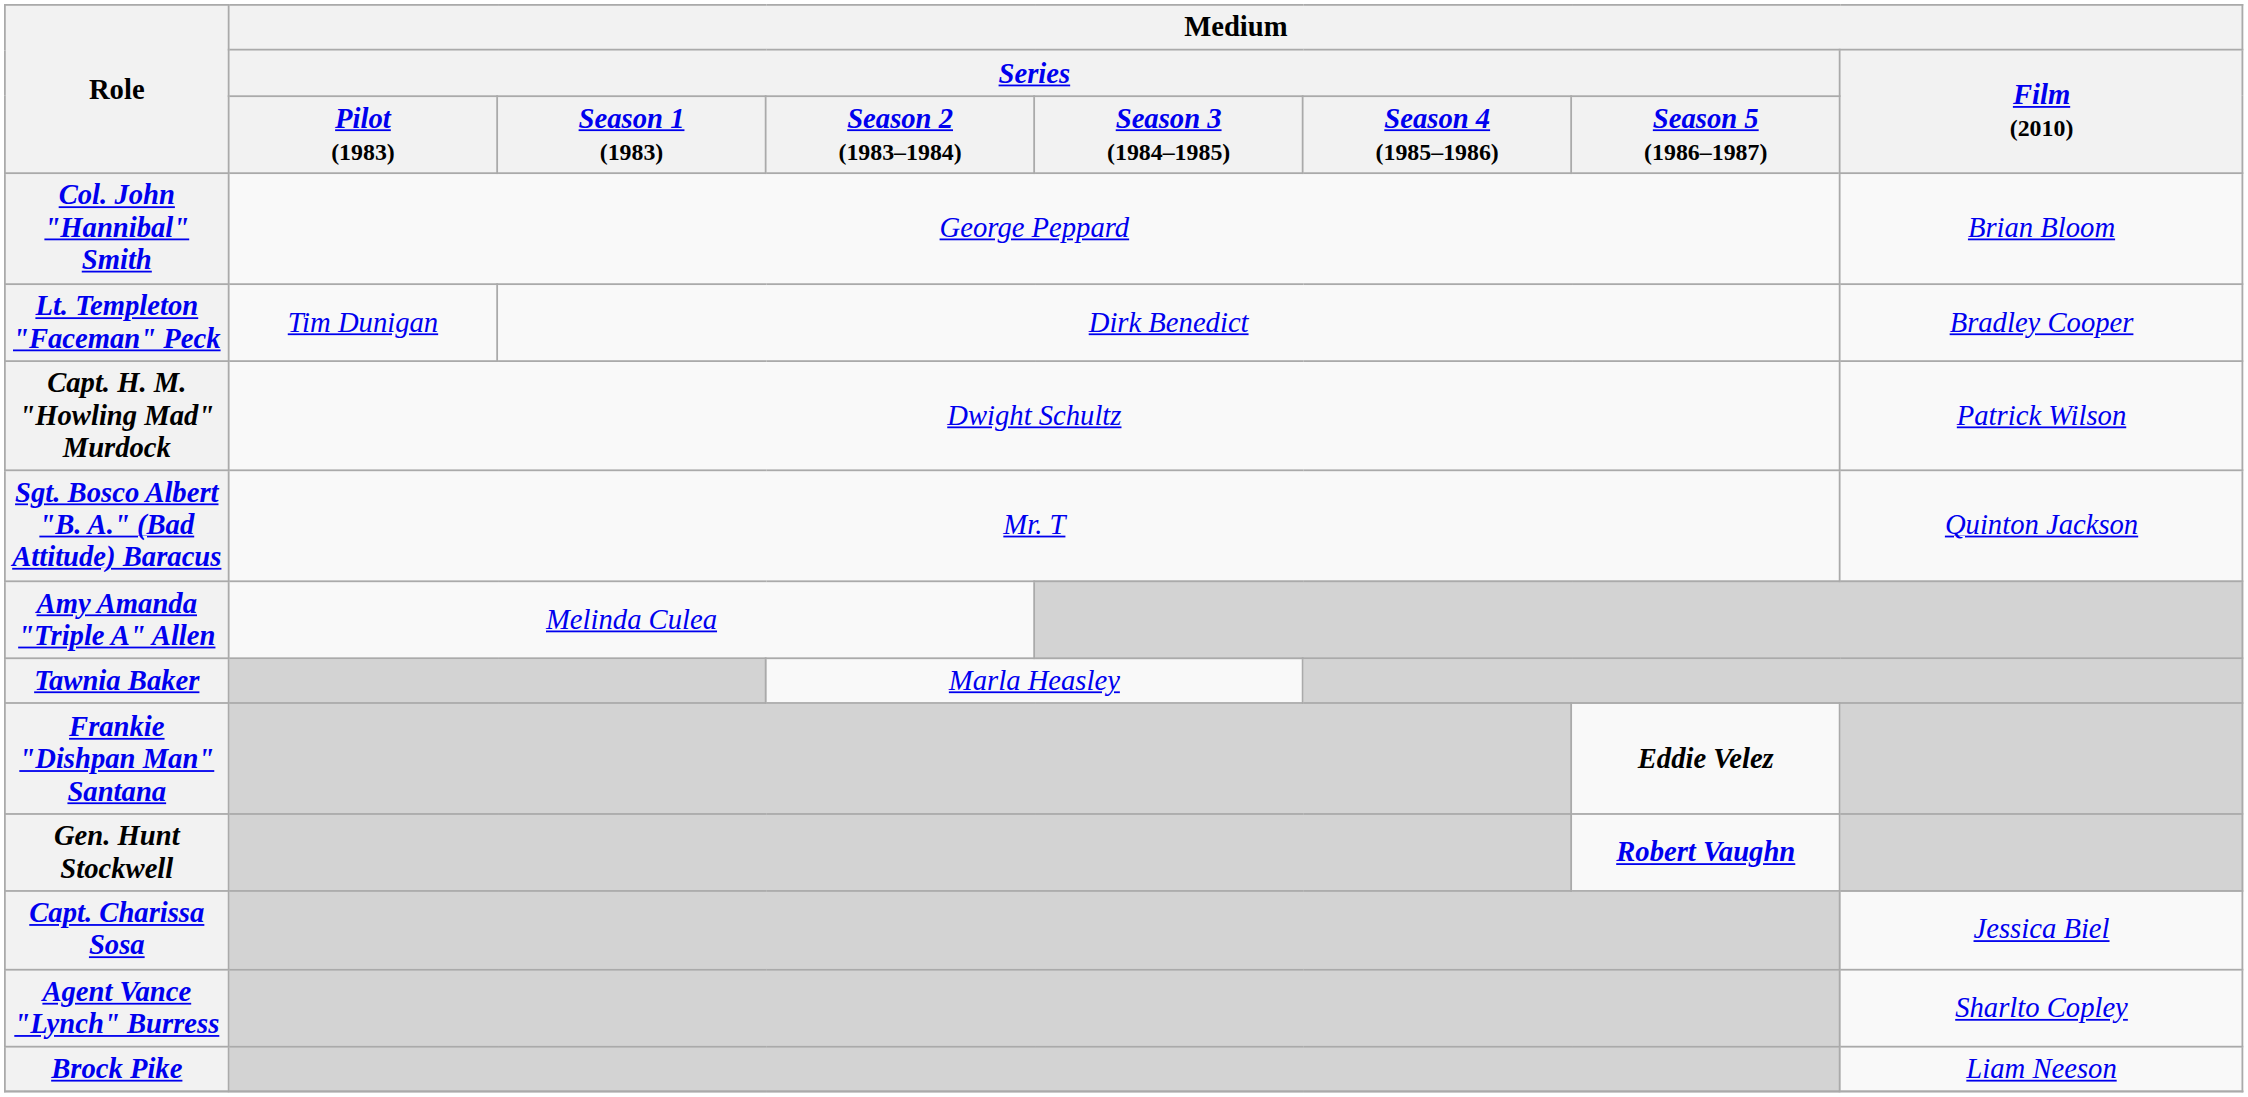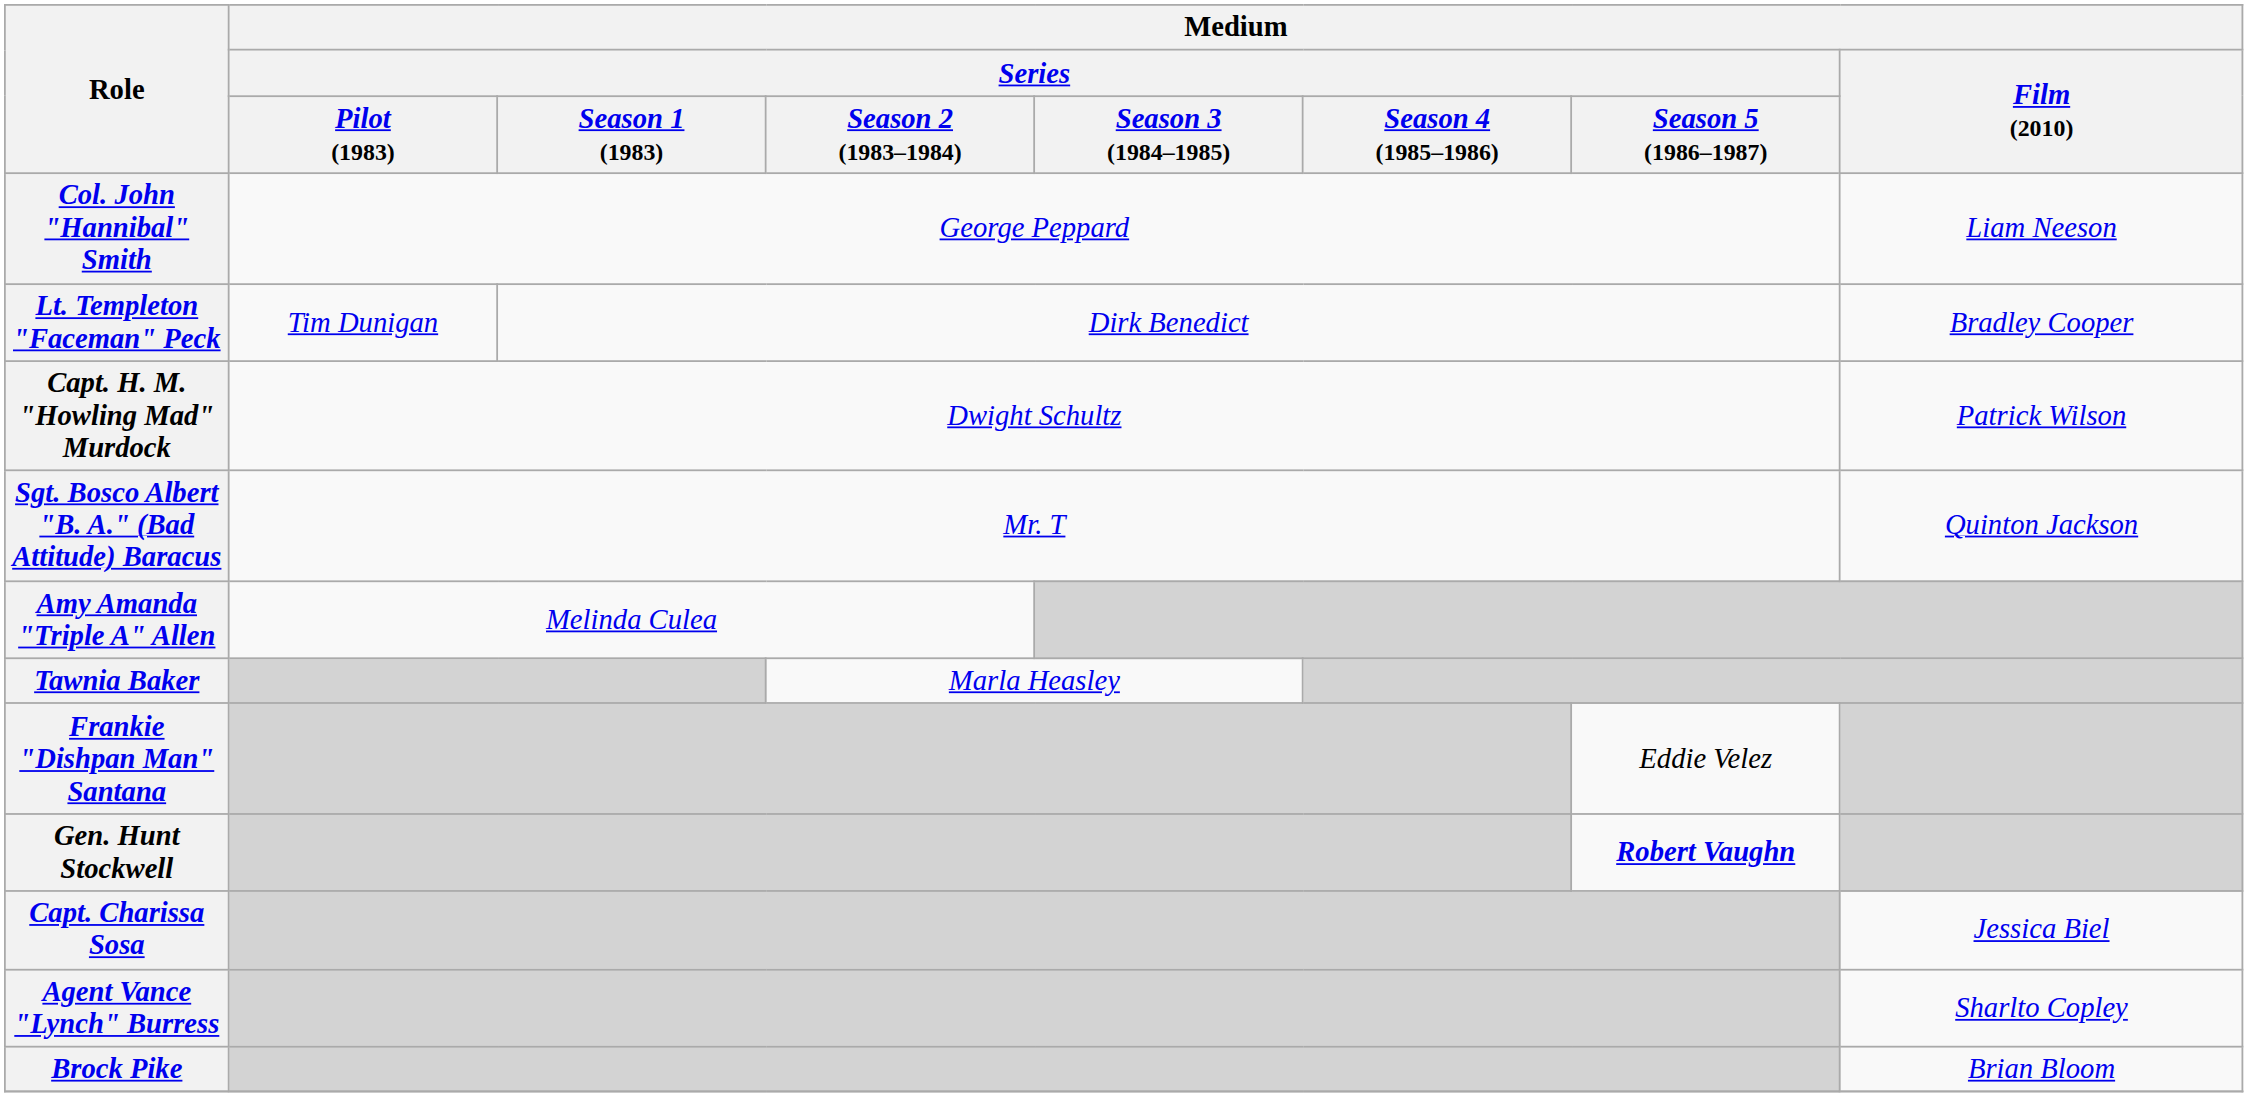(2042, 227) Brian Bloom -> (2042, 227) Liam Neeson
(1706, 758) bold -> (1706, 758) normal
(2042, 1068) Liam Neeson -> (2042, 1068) Brian Bloom
